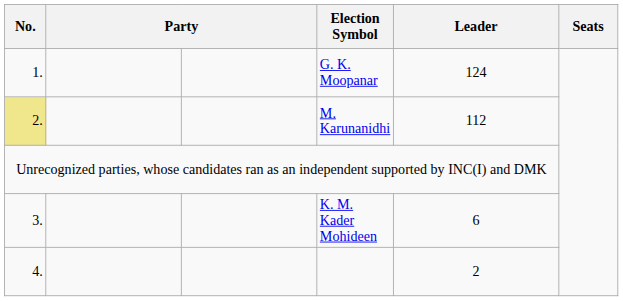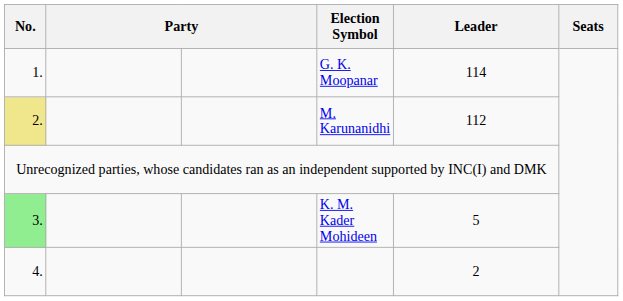(476, 72) 124 -> (476, 72) 114
(38, 220) no background -> (38, 220) lightgreen background
(476, 220) 6 -> (476, 220) 5
